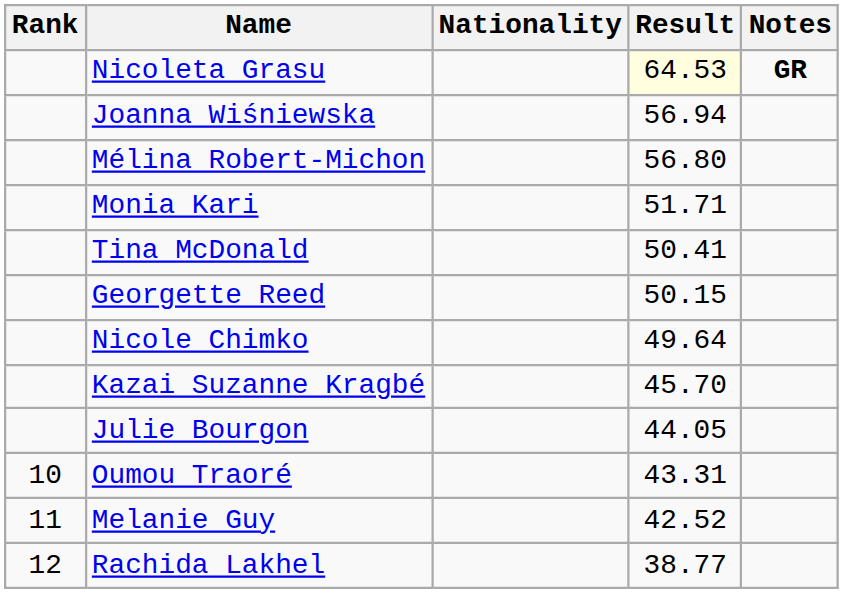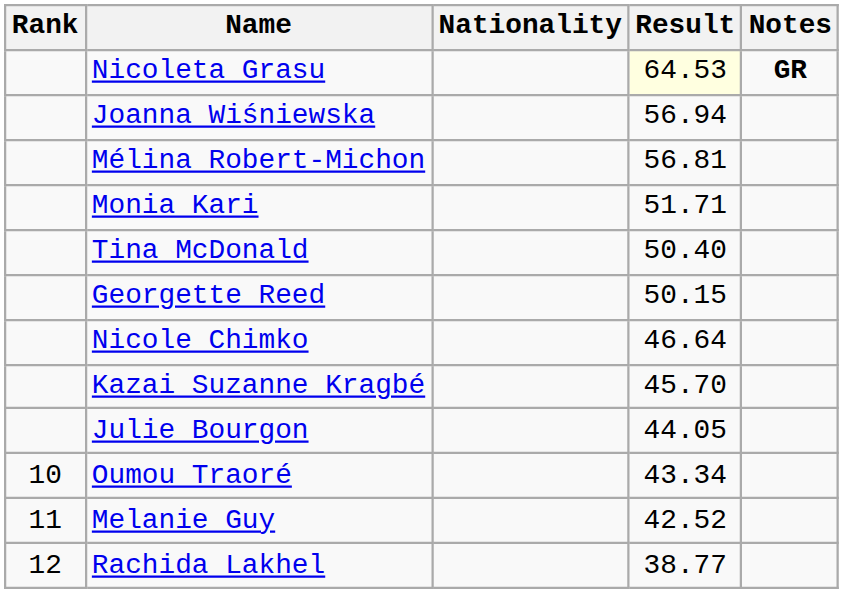(685, 162) 56.80 -> (685, 162) 56.81
(685, 252) 50.41 -> (685, 252) 50.40
(685, 342) 49.64 -> (685, 342) 46.64
(685, 476) 43.31 -> (685, 476) 43.34
